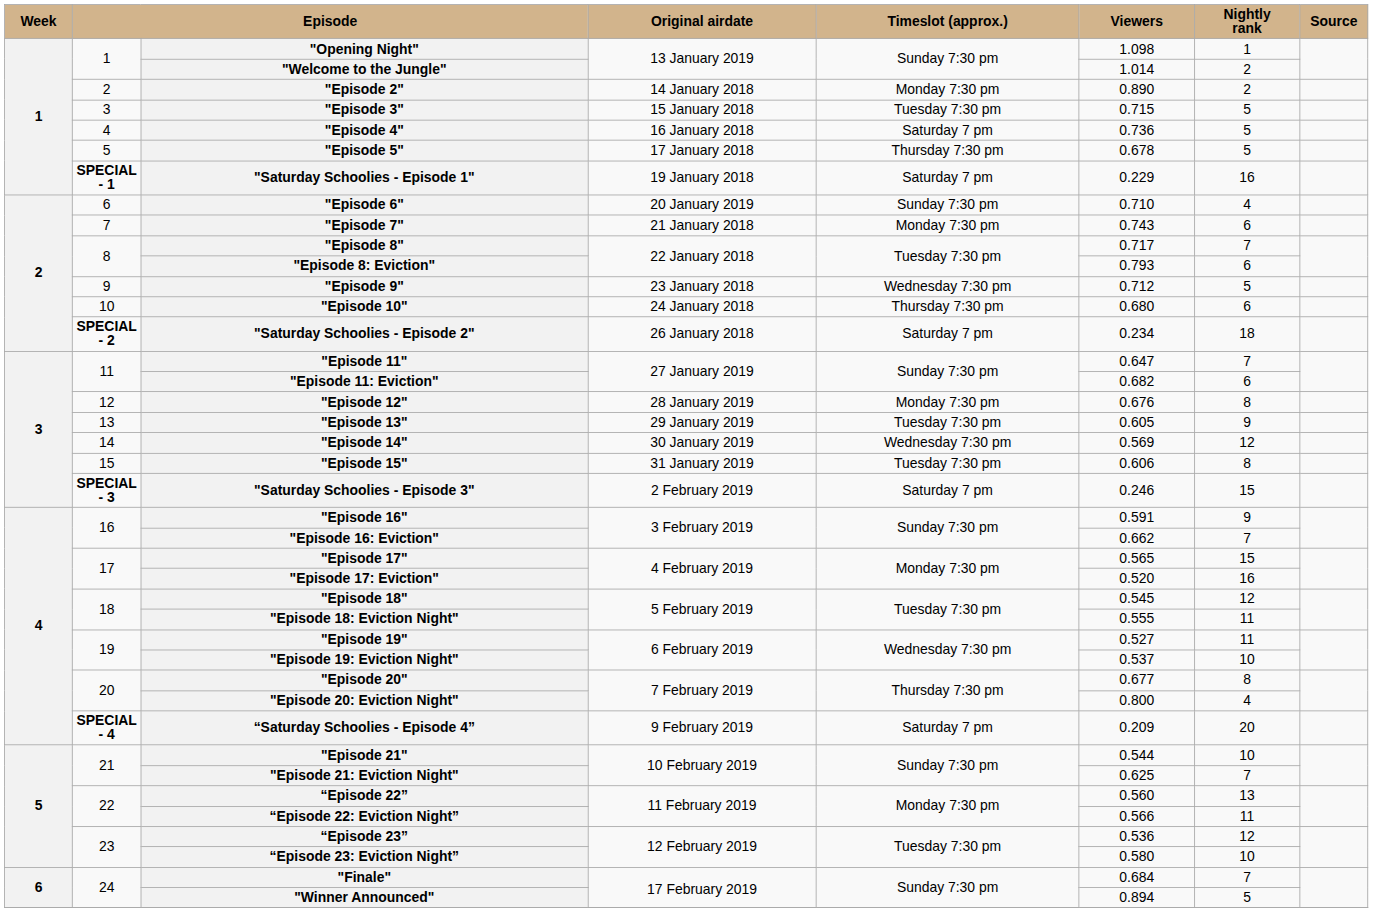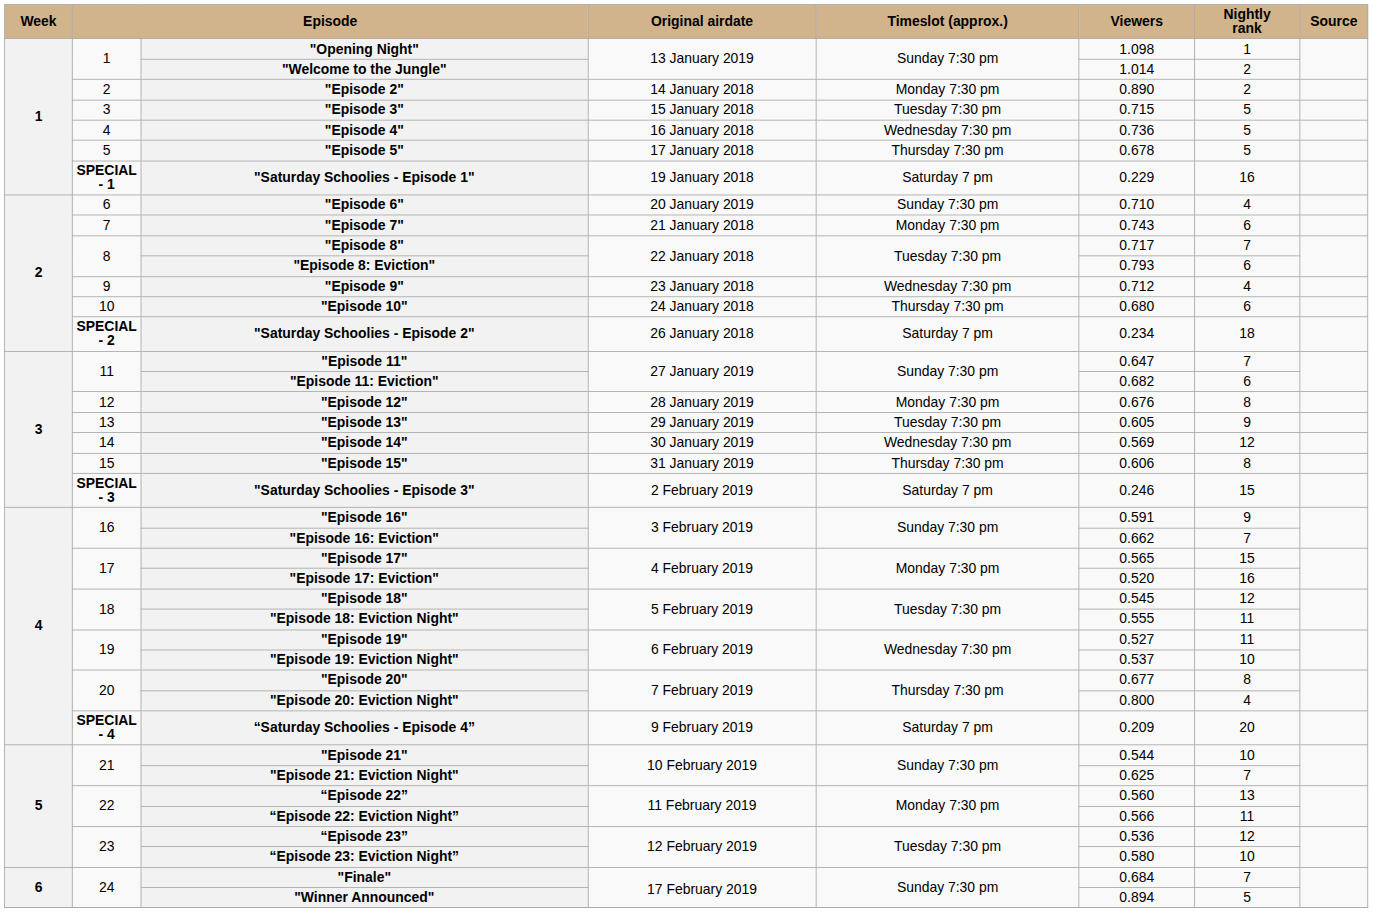(948, 130) Saturday 7 pm -> (948, 130) Wednesday 7:30 pm
(1247, 286) 5 -> (1247, 286) 4
(948, 463) Tuesday 7:30 pm -> (948, 463) Thursday 7:30 pm
